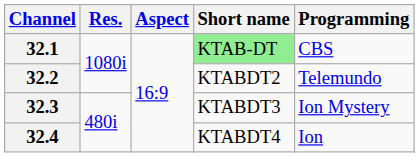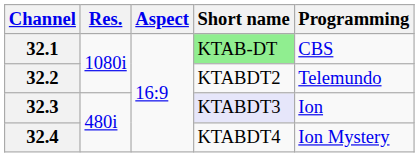(239, 107) no background -> (239, 107) lavender background
(344, 107) Ion Mystery -> (311, 107) Ion
(311, 136) Ion -> (344, 136) Ion Mystery
